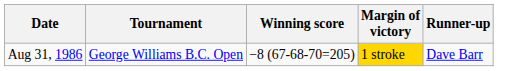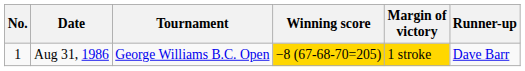+ column: (18, 24)
(302, 54) no background -> (329, 54) gold background
